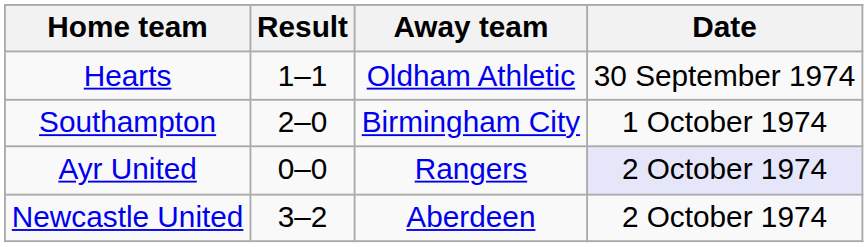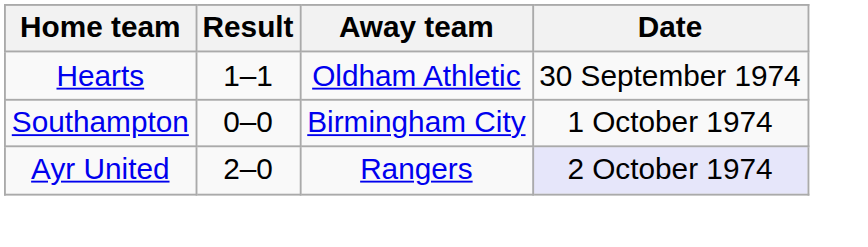(303, 122) 2–0 -> (248, 122) 0–0
(303, 169) 0–0 -> (248, 169) 2–0
- row: (128, 216)
